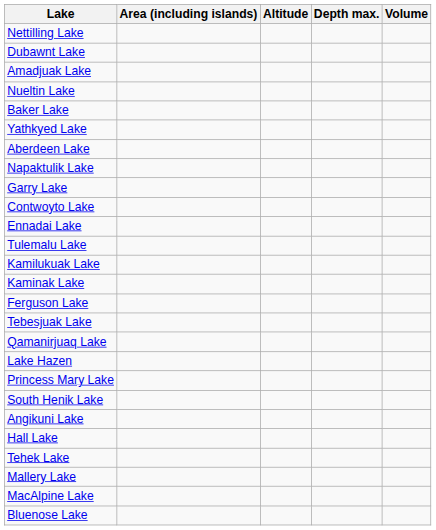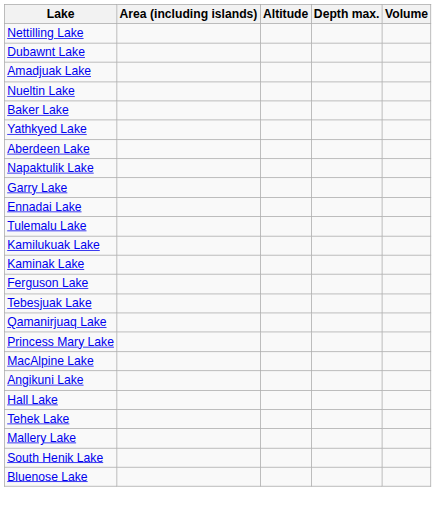- row: (51, 206)
- row: (40, 361)
rows swapped: (55, 399) <-> (50, 496)
